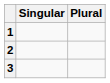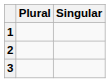columns swapped: (42, 13) <-> (86, 13)
